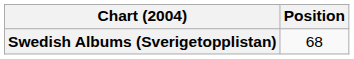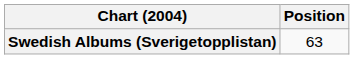(314, 41) 68 -> (314, 41) 63
